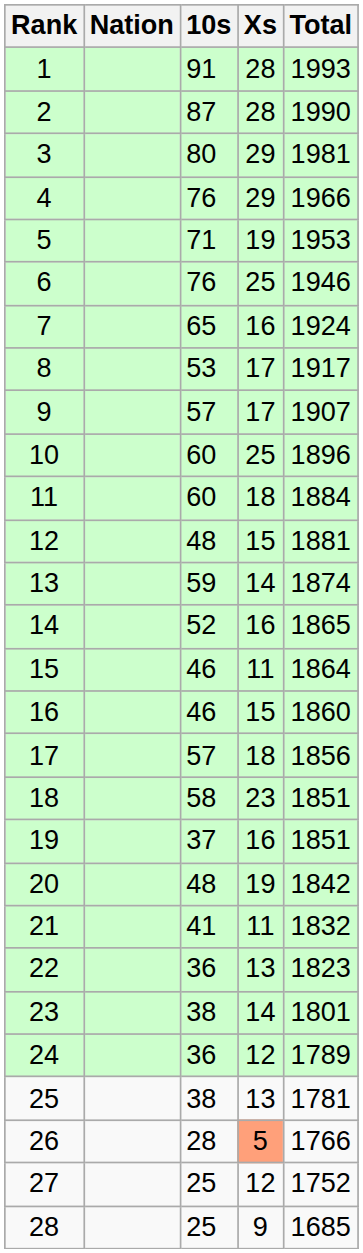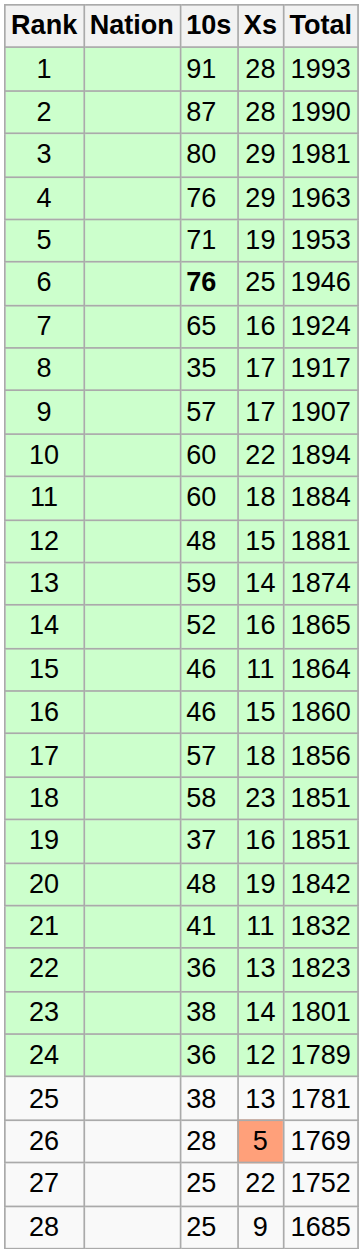(321, 197) 1966 -> (321, 197) 1963
(201, 283) normal -> (201, 283) bold
(201, 369) 53 -> (201, 369) 35
(260, 454) 25 -> (260, 454) 22
(321, 454) 1896 -> (321, 454) 1894
(321, 1140) 1766 -> (321, 1140) 1769
(260, 1183) 12 -> (260, 1183) 22
